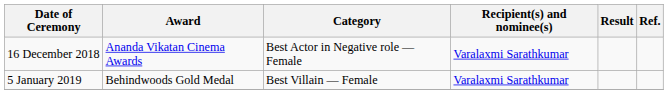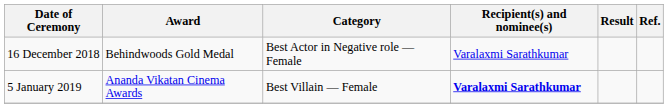(165, 53) Ananda Vikatan Cinema Awards -> (170, 53) Behindwoods Gold Medal
(170, 80) Behindwoods Gold Medal -> (165, 86) Ananda Vikatan Cinema Awards
(511, 80) normal -> (517, 86) bold
